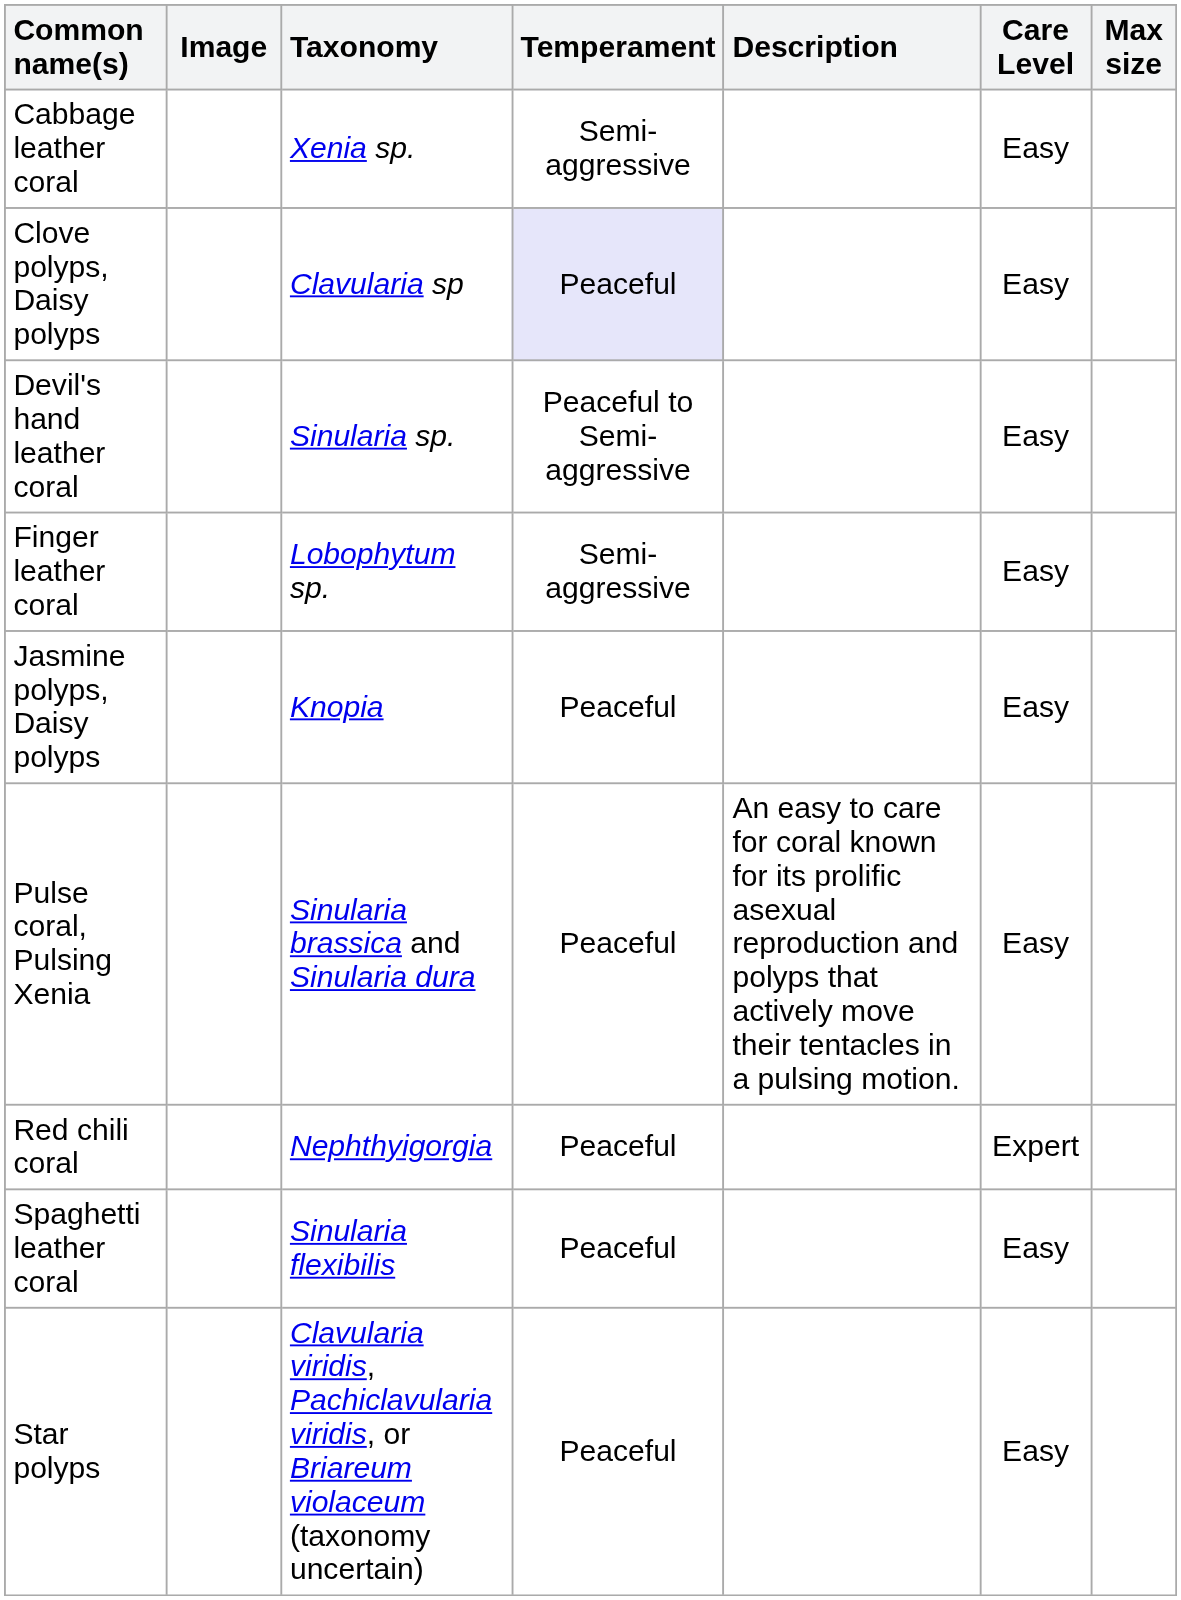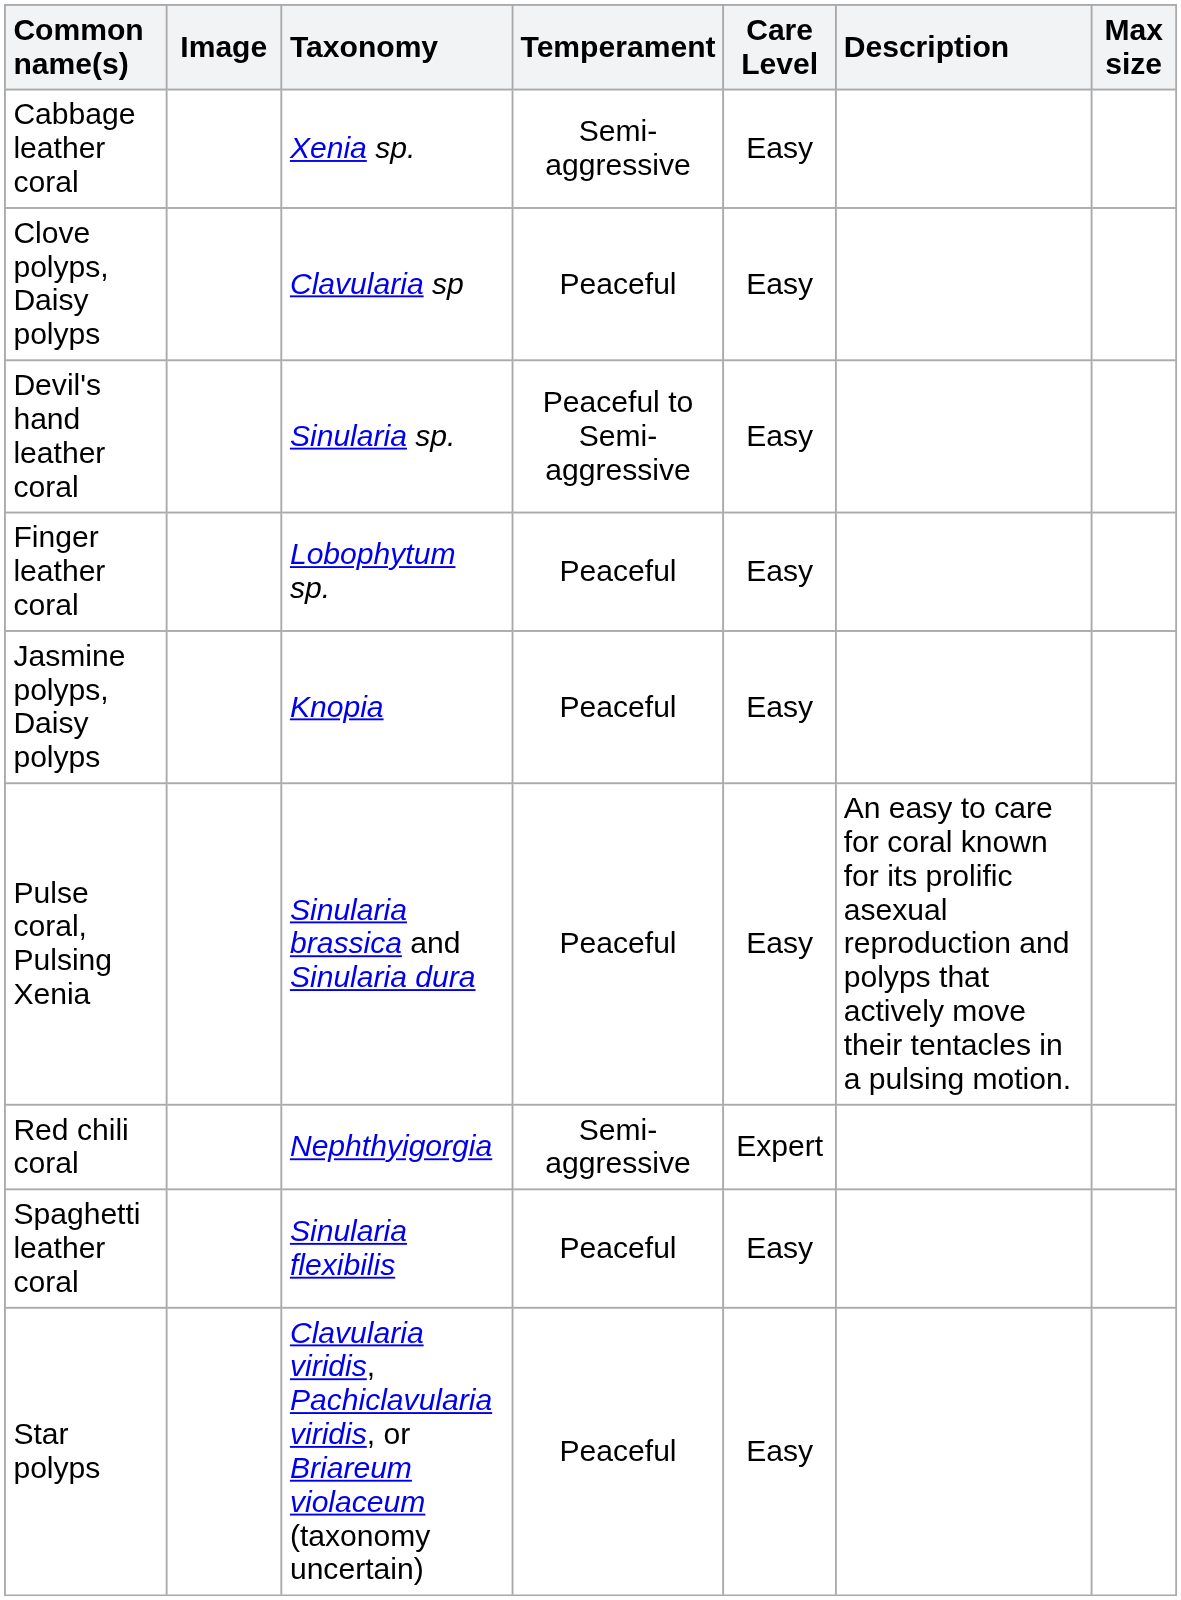columns swapped: (1036, 46) <-> (815, 46)
(618, 283) lavender background -> (618, 283) no background
(618, 571) Semi-aggressive -> (618, 571) Peaceful
(618, 1146) Peaceful -> (618, 1146) Semi-aggressive
